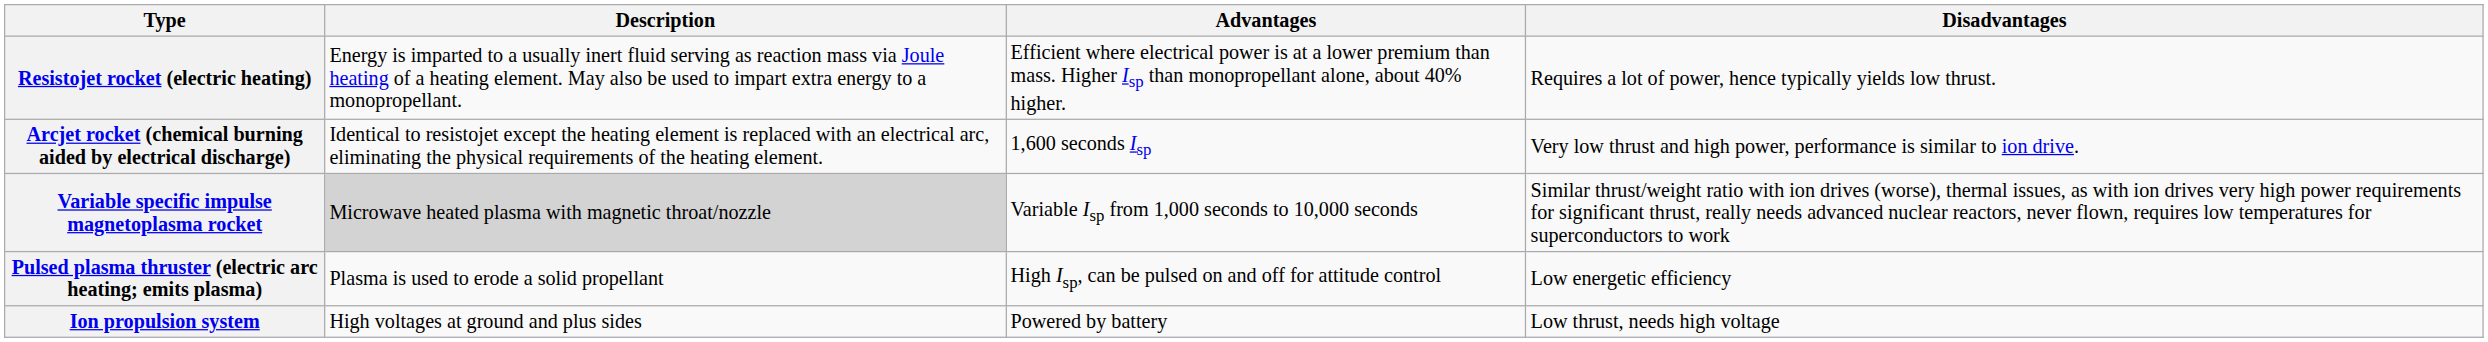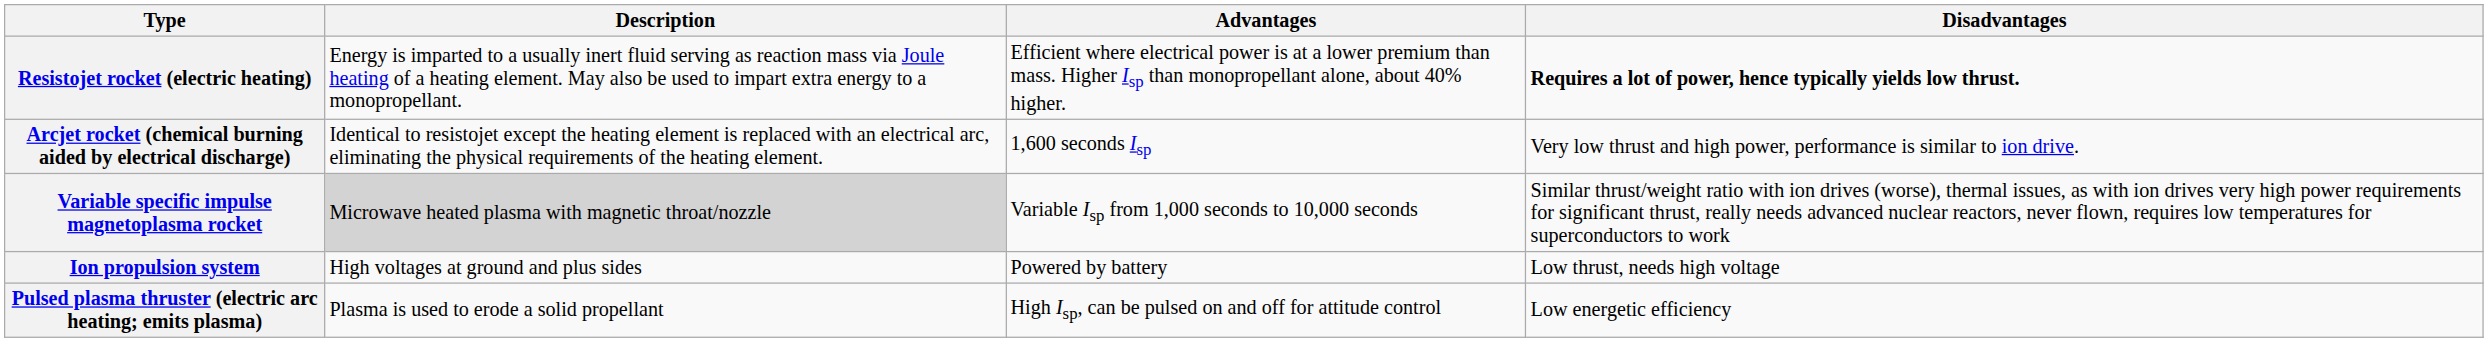(1763, 77) normal -> (1775, 77) bold
rows swapped: (165, 278) <-> (165, 321)
